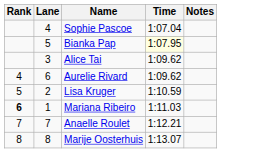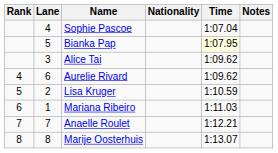+ column: (174, 12)
(19, 108) bold -> (19, 108) normal
